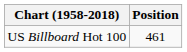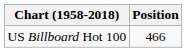(155, 36) 461 -> (155, 36) 466
